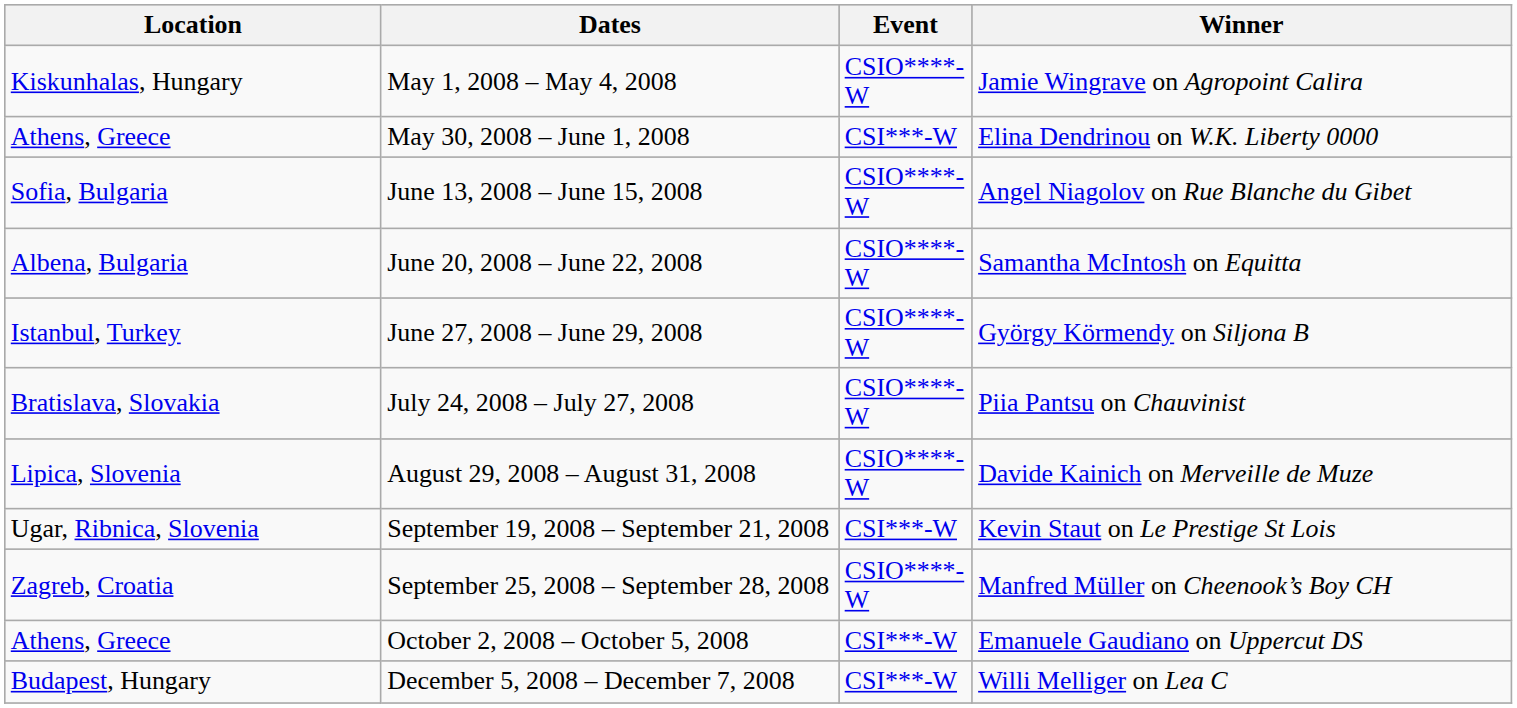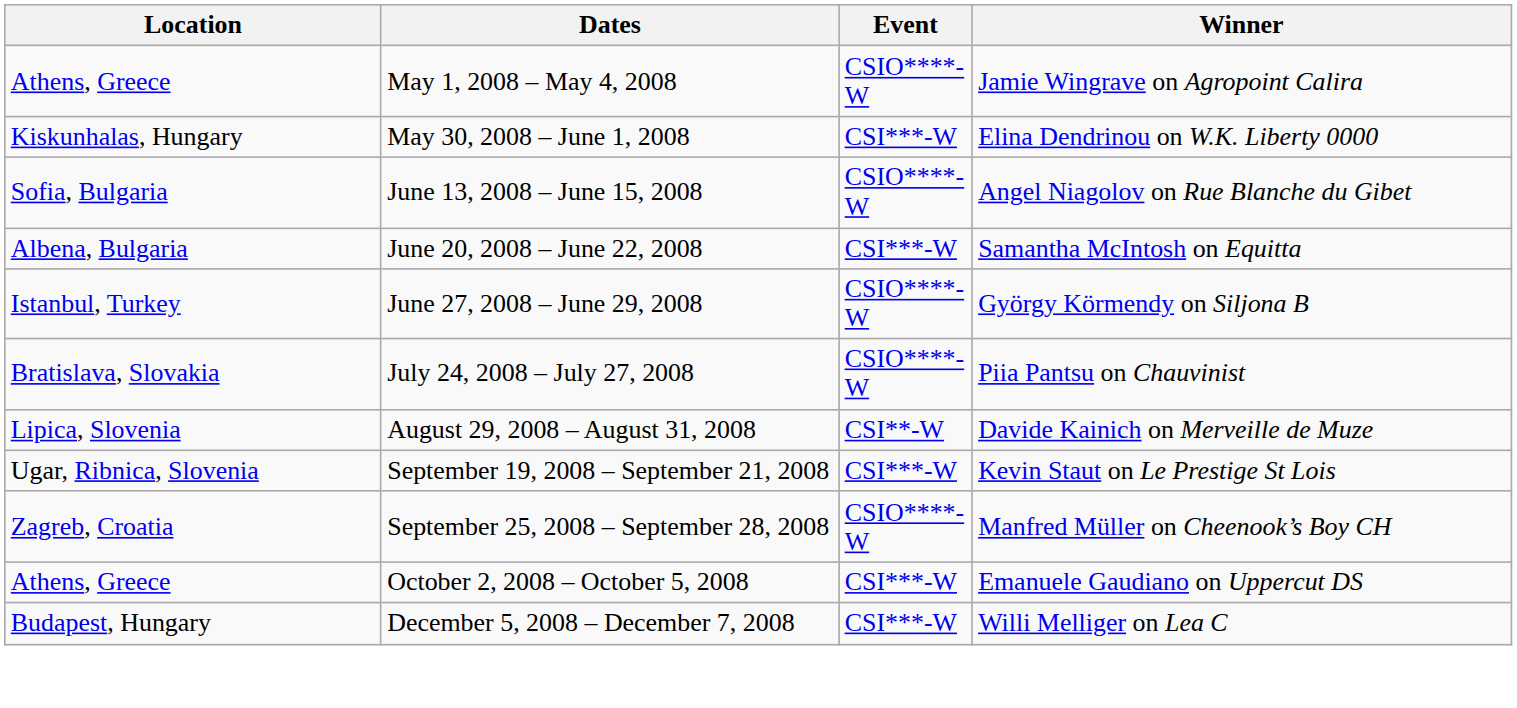(127, 80) Kiskunhalas, Hungary -> (91, 80) Athens, Greece
(91, 136) Athens, Greece -> (127, 136) Kiskunhalas, Hungary
(904, 262) CSIO****-W -> (901, 247) CSI***-W
(904, 473) CSIO****-W -> (894, 429) CSI**-W
